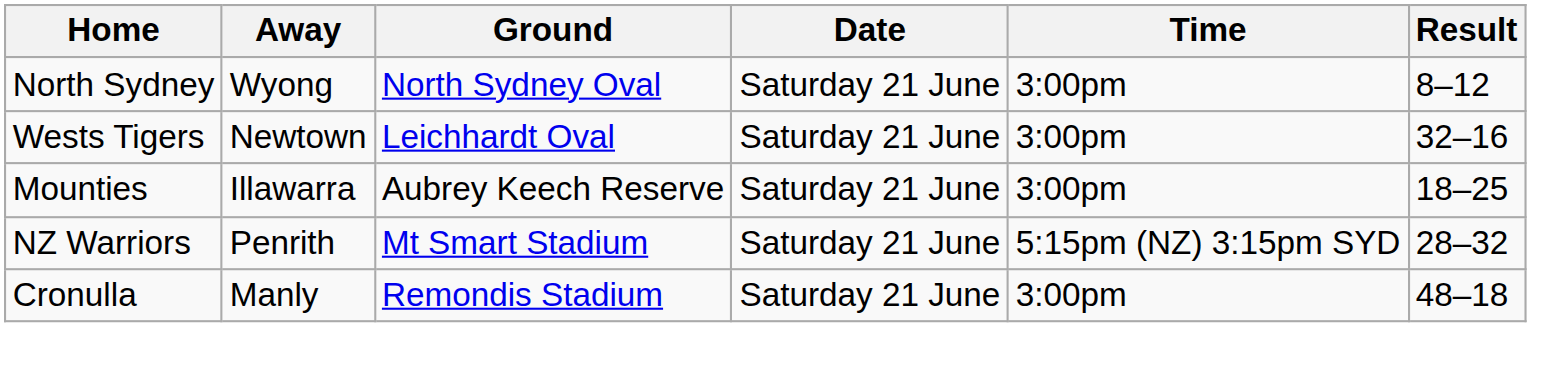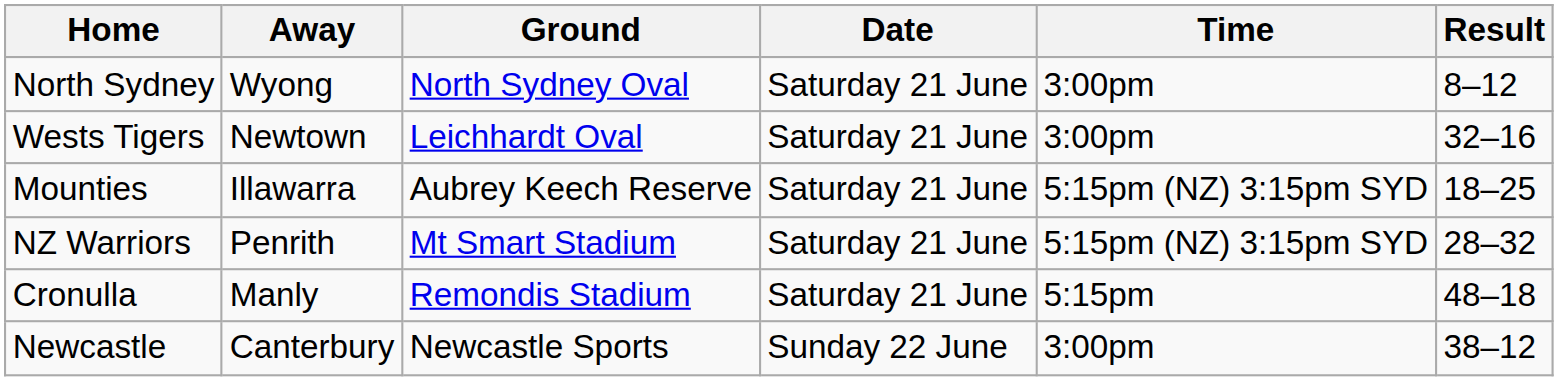(1071, 189) 3:00pm -> (1236, 189) 5:15pm (NZ) 3:15pm SYD
(1071, 294) 3:00pm -> (1099, 294) 5:15pm
+ row: (89, 347)
